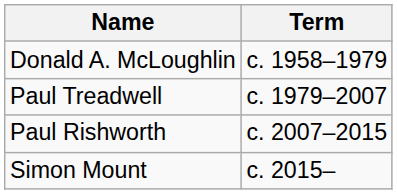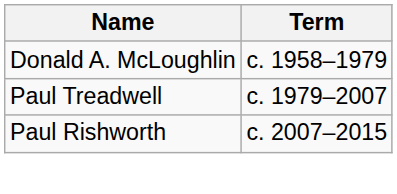- row: (78, 170)
